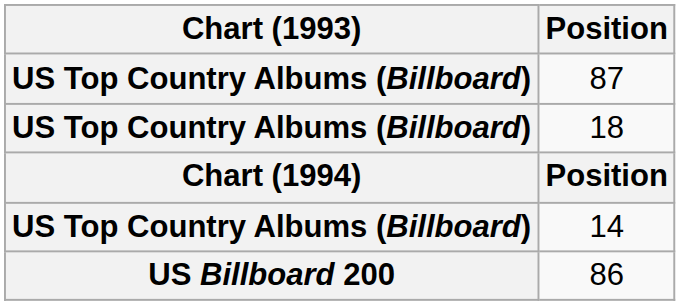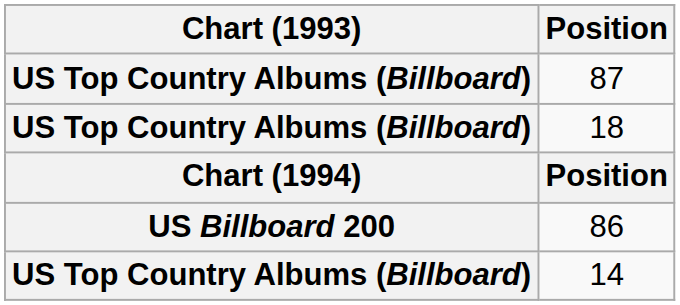rows swapped: (607, 275) <-> (607, 226)
